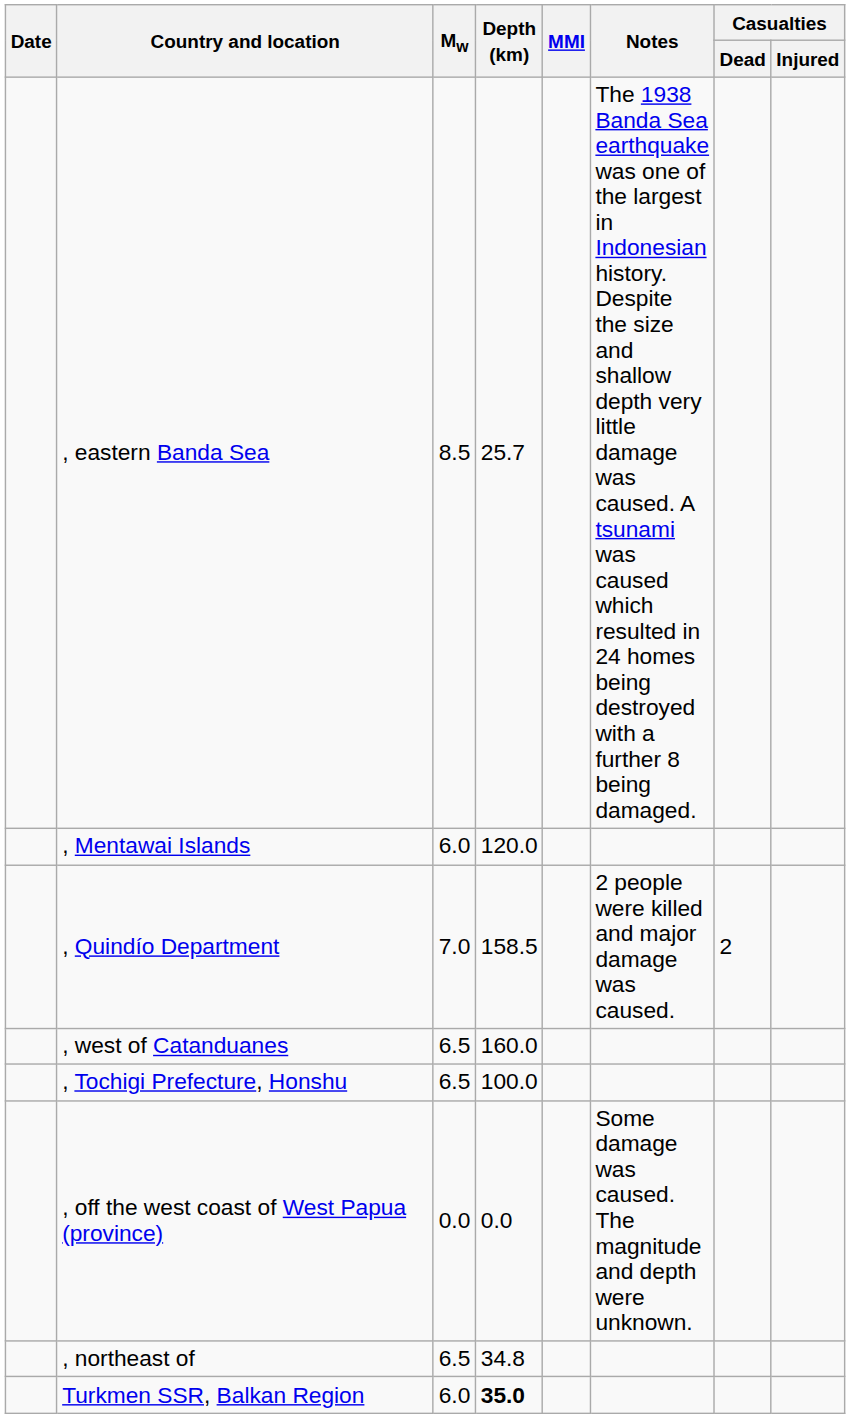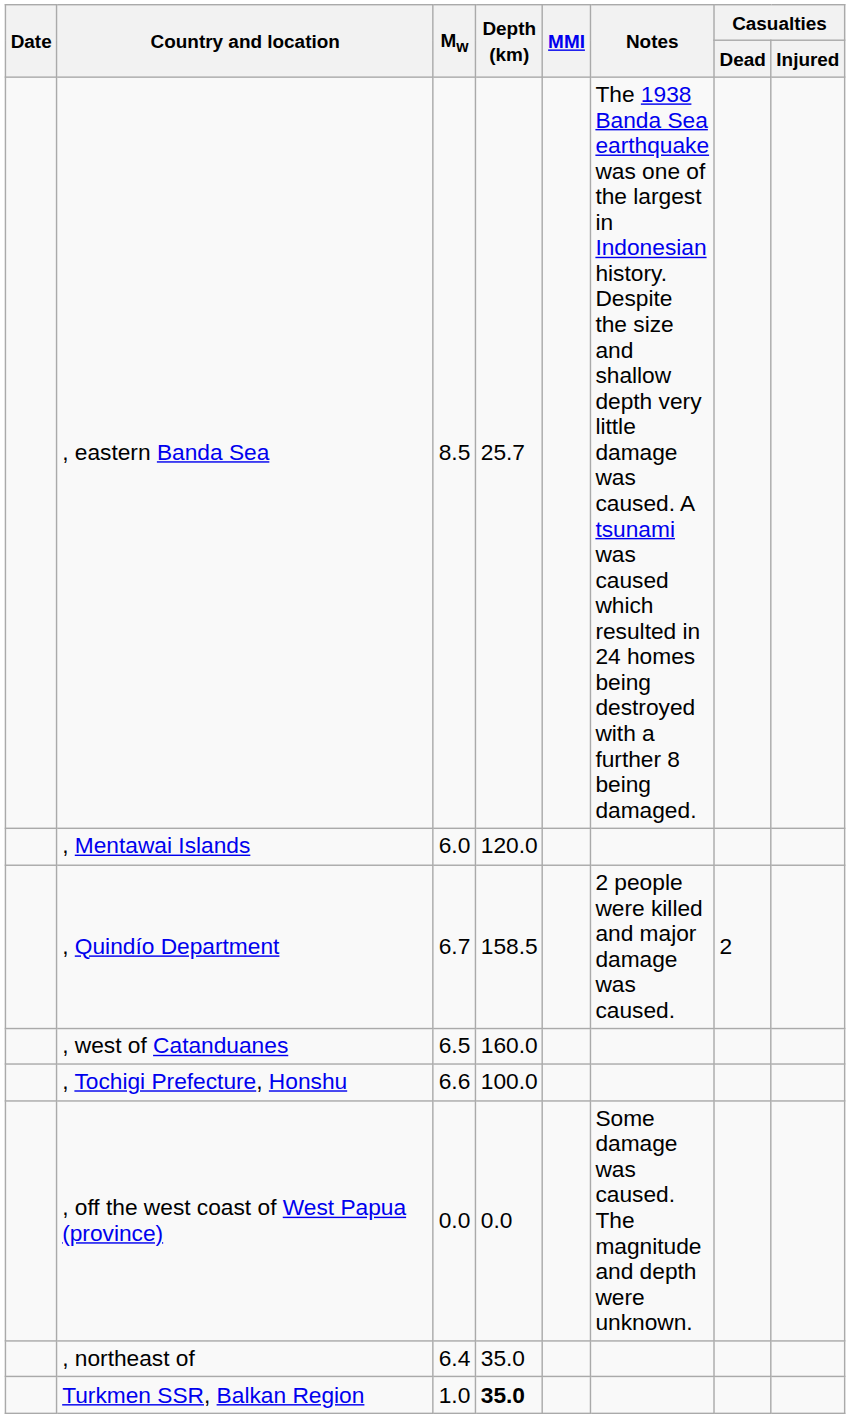(455, 946) 7.0 -> (455, 946) 6.7
(455, 1082) 6.5 -> (455, 1082) 6.6
(455, 1358) 6.5 -> (455, 1358) 6.4
(503, 1358) 34.8 -> (503, 1358) 35.0
(455, 1394) 6.0 -> (455, 1394) 1.0
